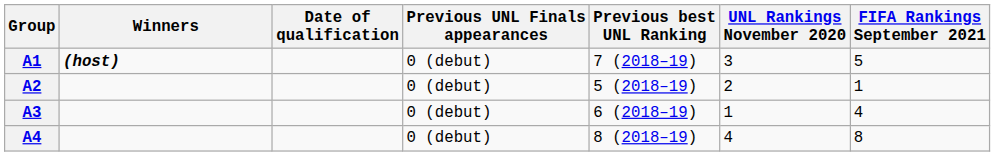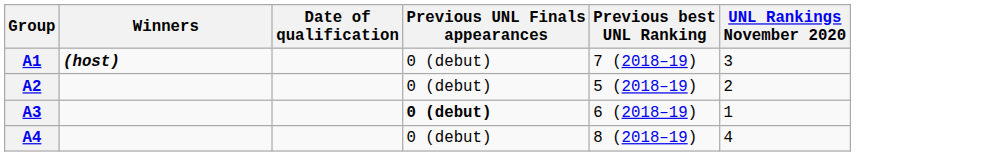- column: (920, 26)
(449, 112) normal -> (449, 112) bold
